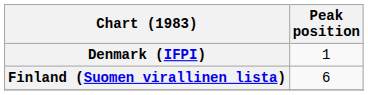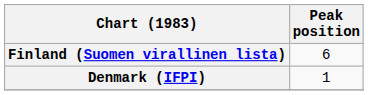rows swapped: (147, 55) <-> (147, 78)
